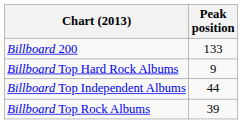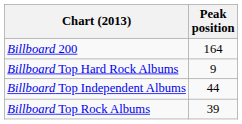(213, 48) 133 -> (213, 48) 164
